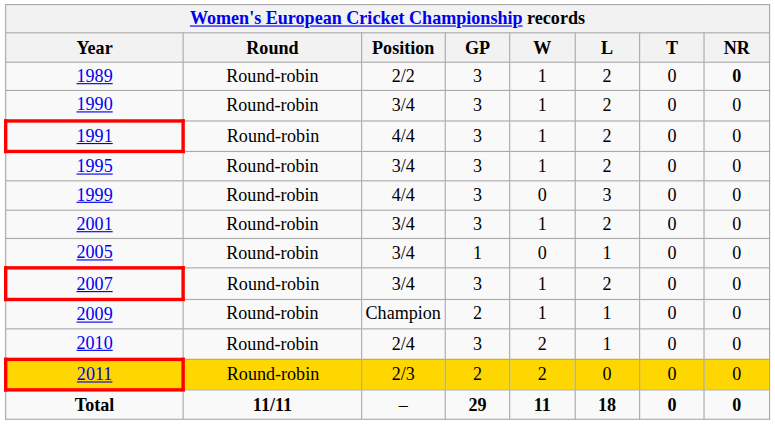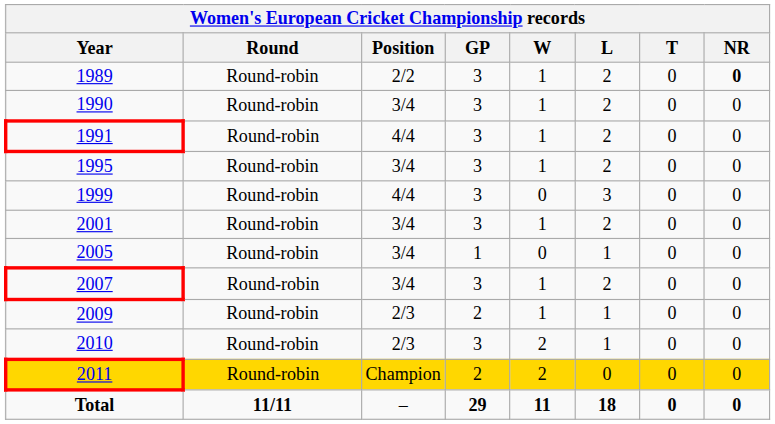(403, 314) Champion -> (403, 314) 2/3
(403, 343) 2/4 -> (403, 343) 2/3
(403, 374) 2/3 -> (403, 374) Champion
